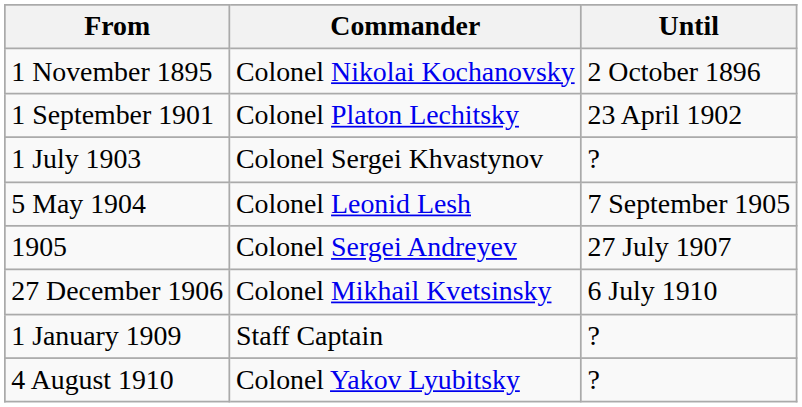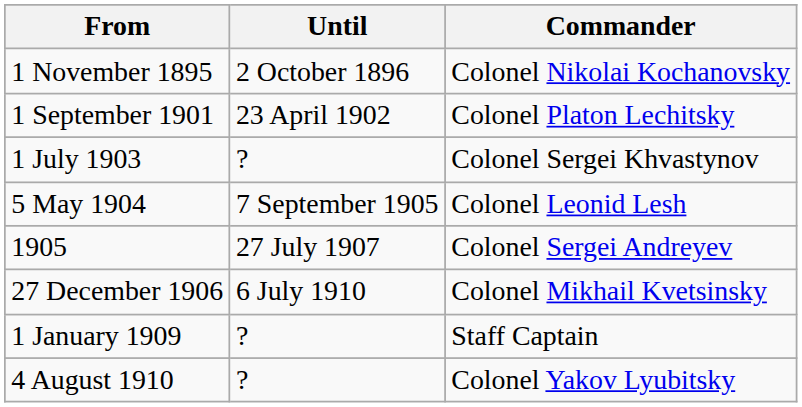columns swapped: (405, 26) <-> (689, 26)
